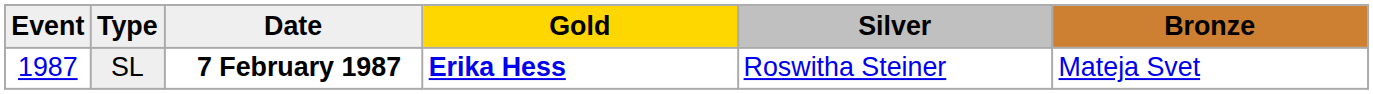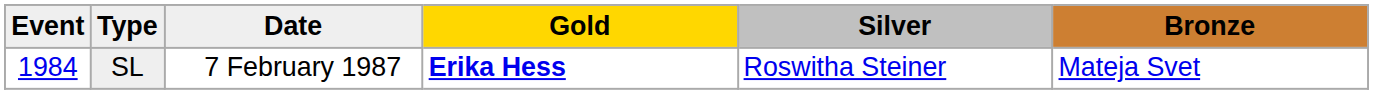(48, 68) 1987 -> (48, 68) 1984
(306, 68) bold -> (310, 68) normal
